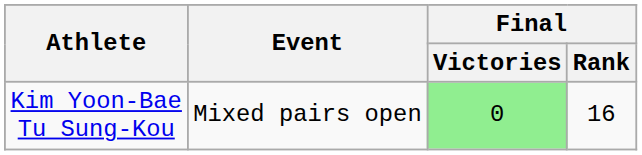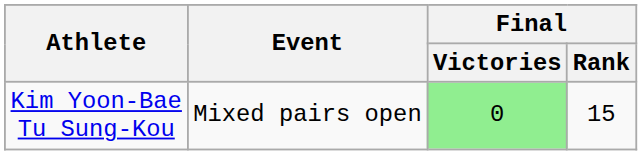(601, 116) 16 -> (601, 116) 15
